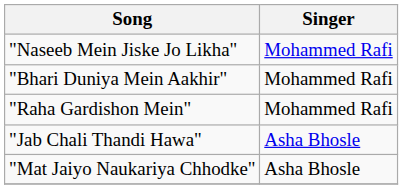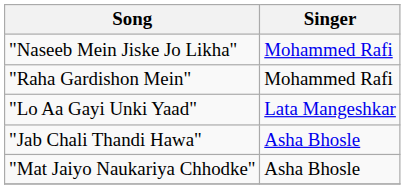- row: (118, 79)
+ row: (103, 109)
